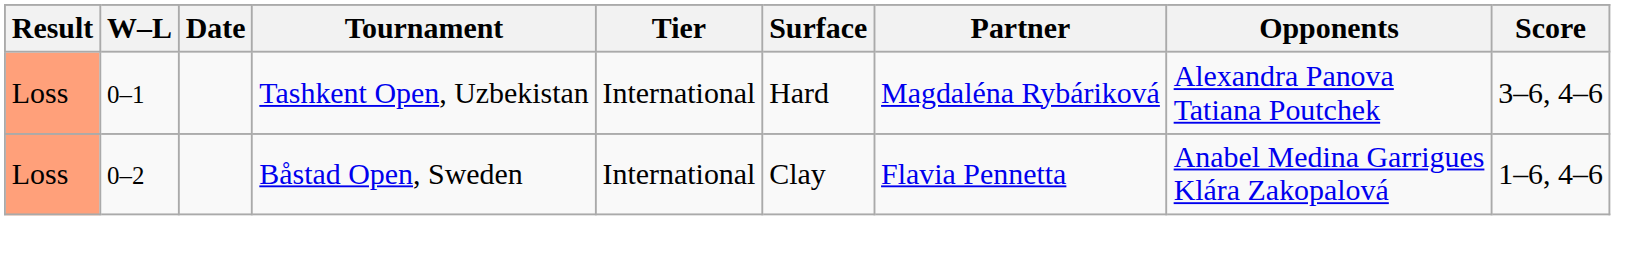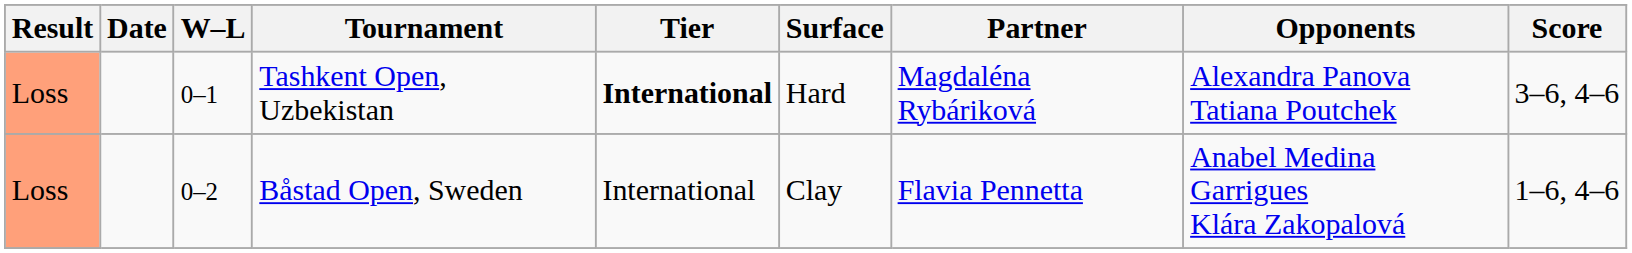columns swapped: (140, 28) <-> (216, 28)
(679, 92) normal -> (687, 92) bold
